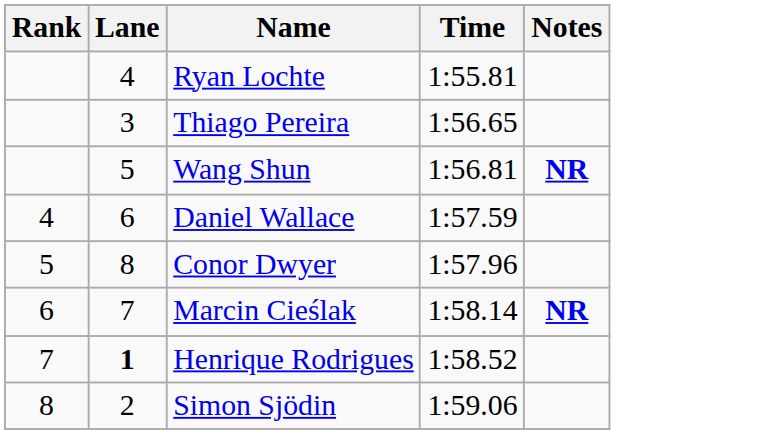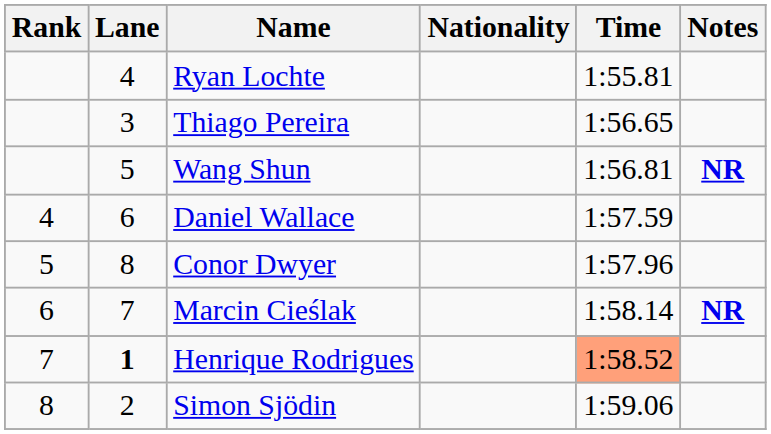+ column: (499, 28)
(473, 358) no background -> (628, 358) lightsalmon background
